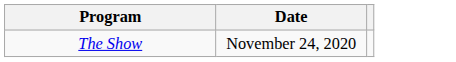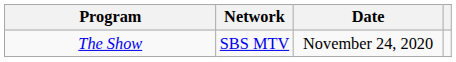+ column: (254, 17)
